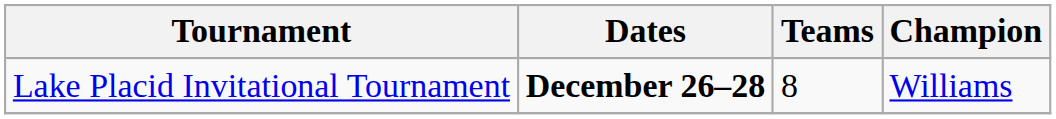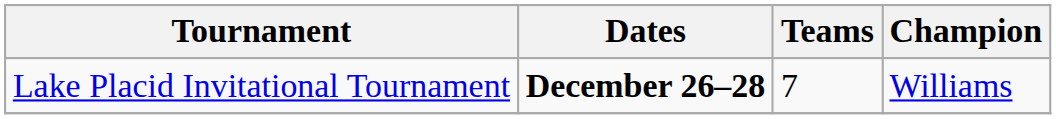(789, 85) 8 -> (789, 85) 7
